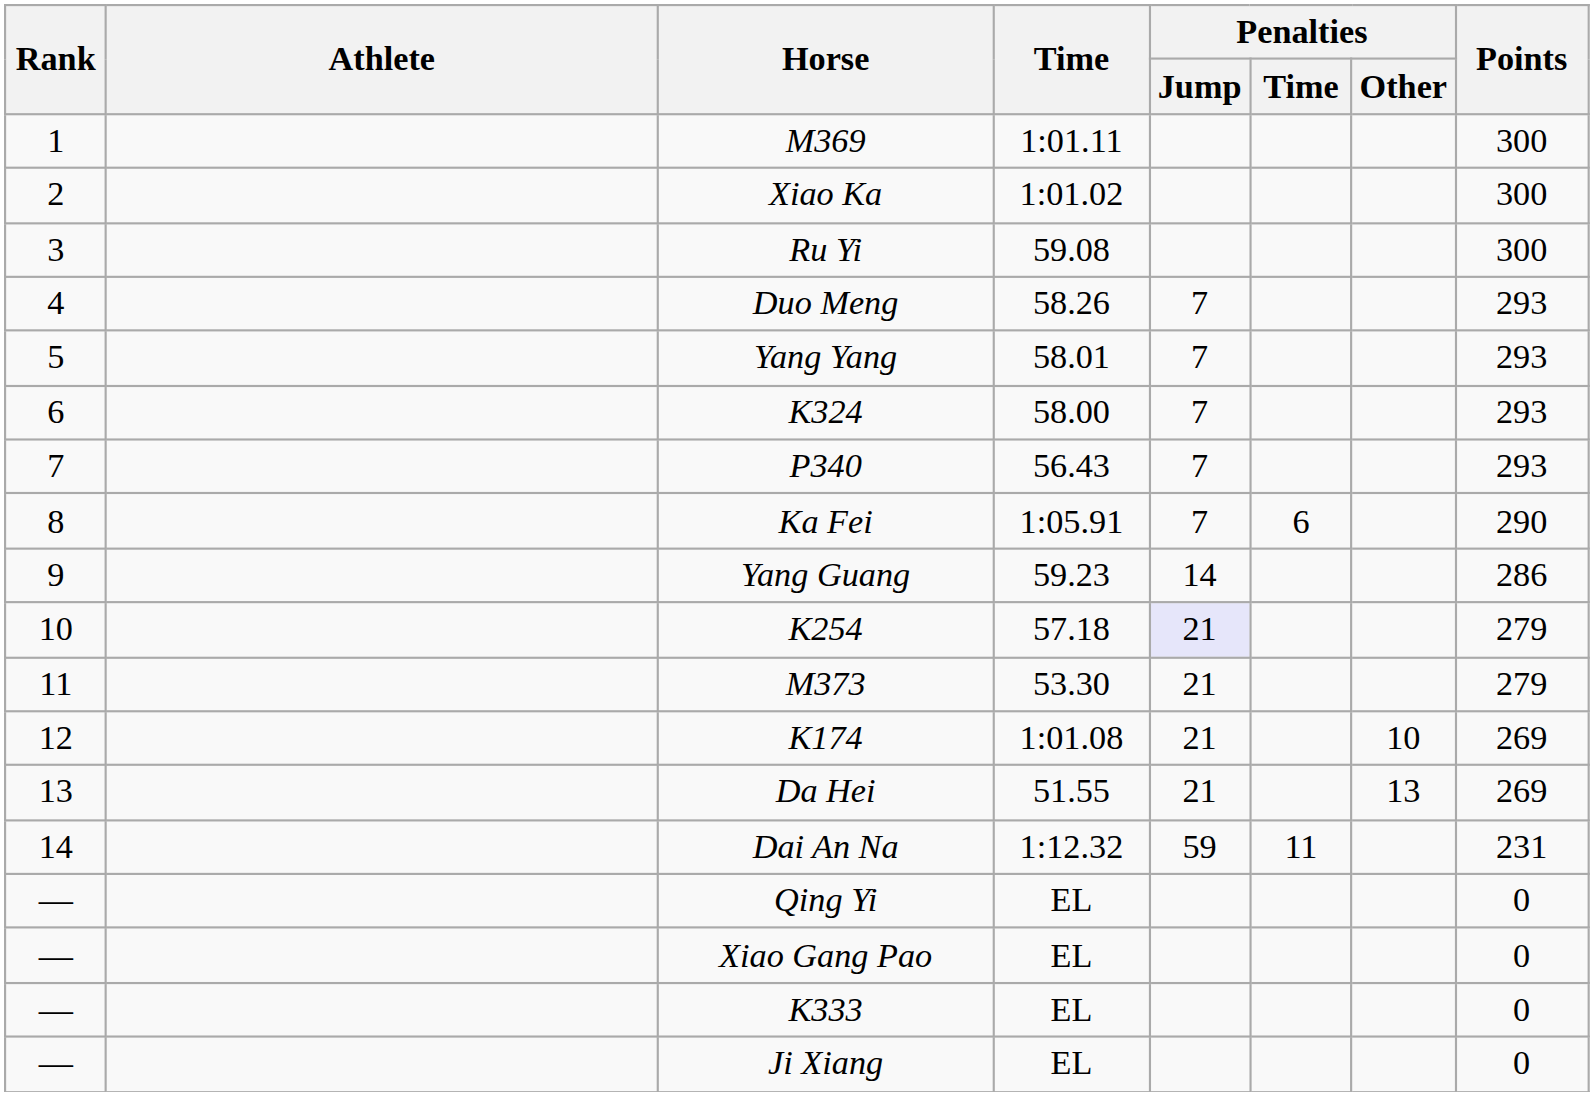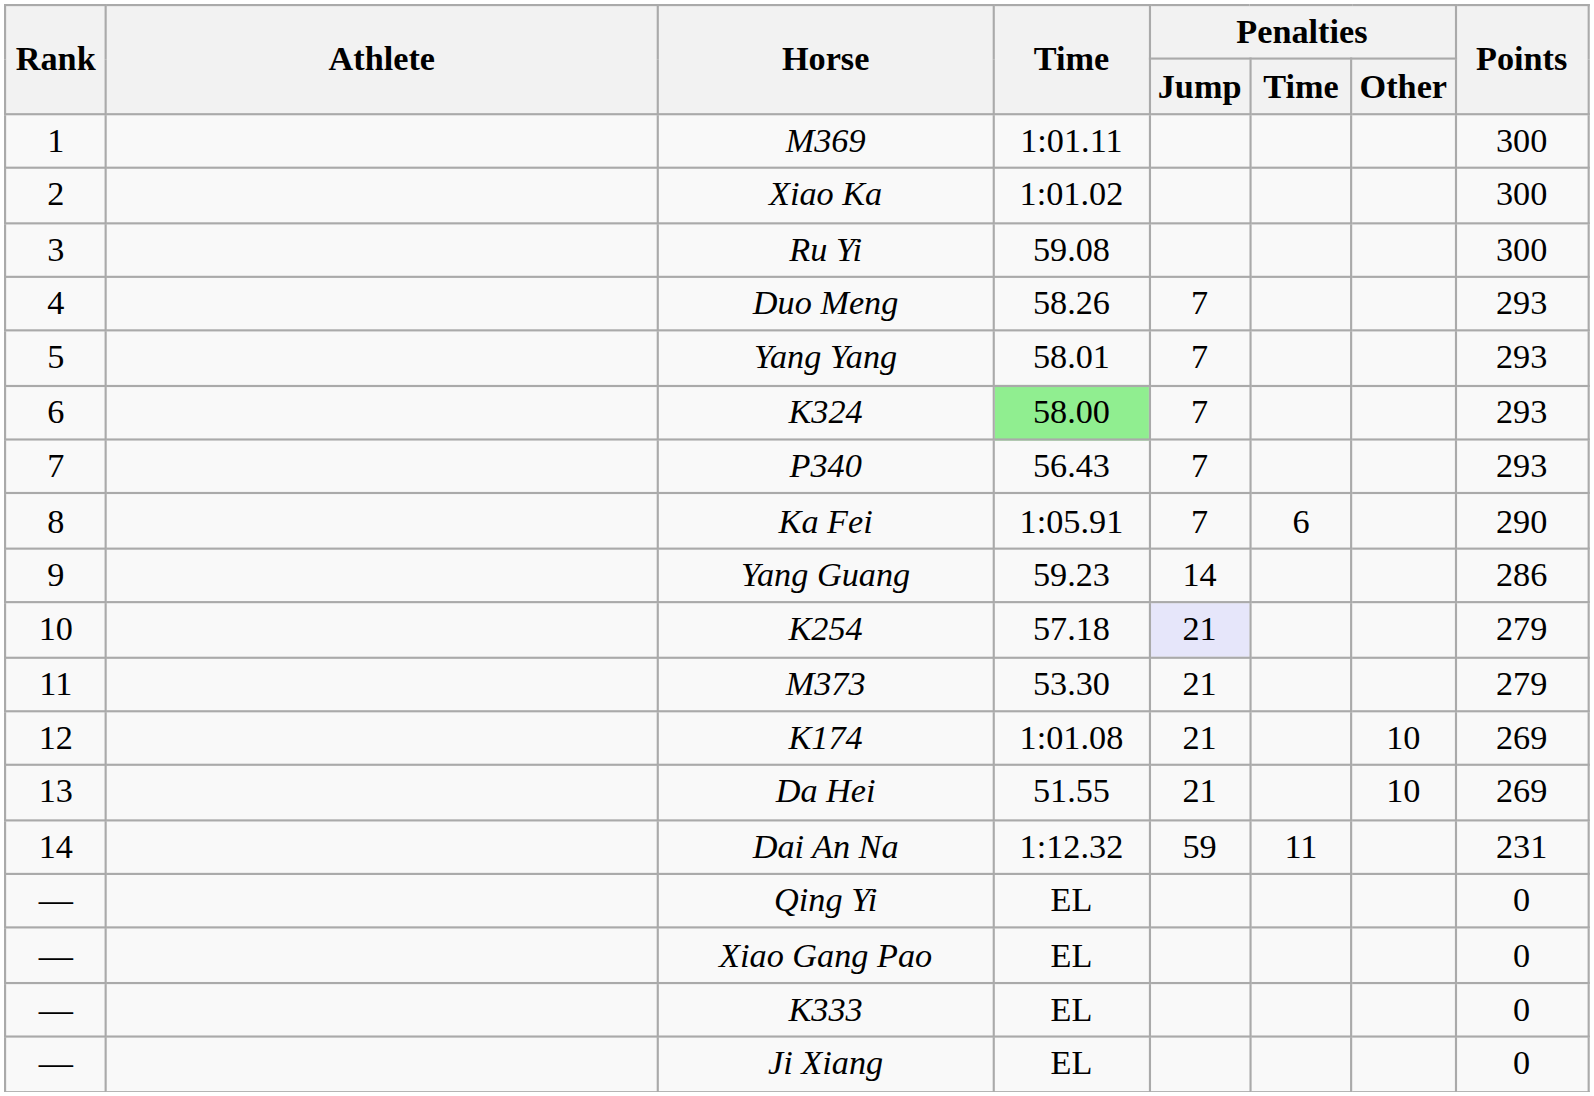(1071, 411) no background -> (1071, 411) lightgreen background
(1403, 791) 13 -> (1403, 791) 10
